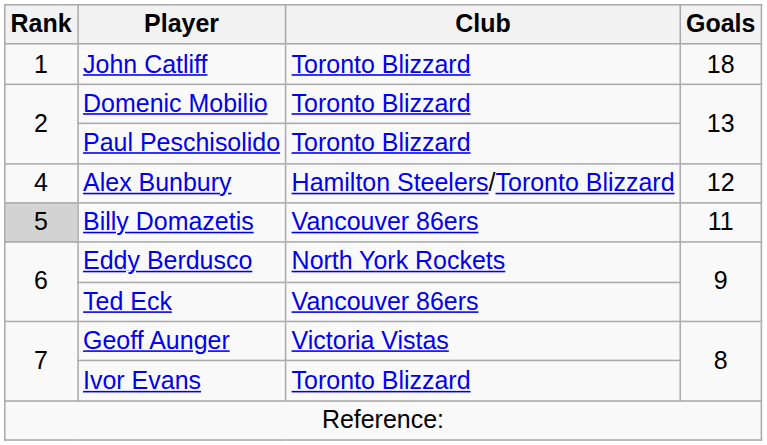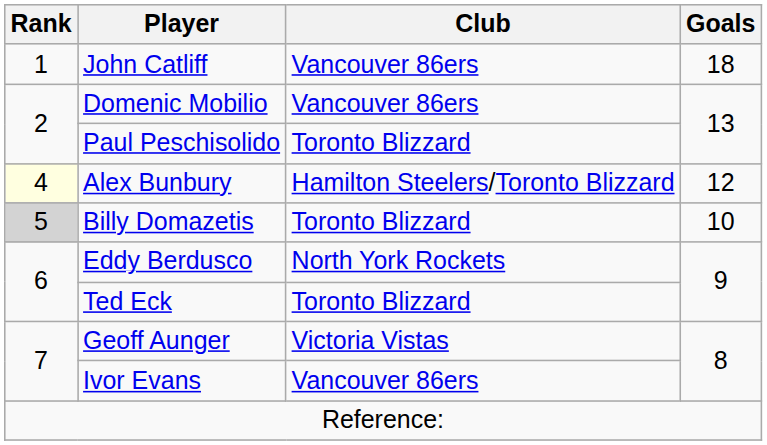(381, 63) Toronto Blizzard -> (385, 63) Vancouver 86ers
(381, 103) Toronto Blizzard -> (385, 103) Vancouver 86ers
(41, 182) no background -> (41, 182) lightyellow background
(385, 222) Vancouver 86ers -> (381, 222) Toronto Blizzard
(721, 222) 11 -> (721, 222) 10
(385, 301) Vancouver 86ers -> (381, 301) Toronto Blizzard
(381, 380) Toronto Blizzard -> (385, 380) Vancouver 86ers
